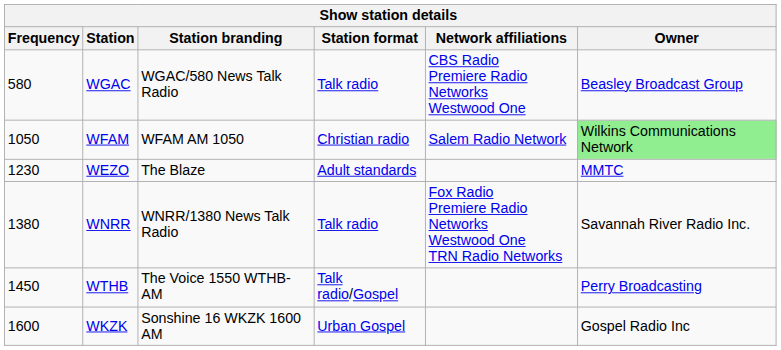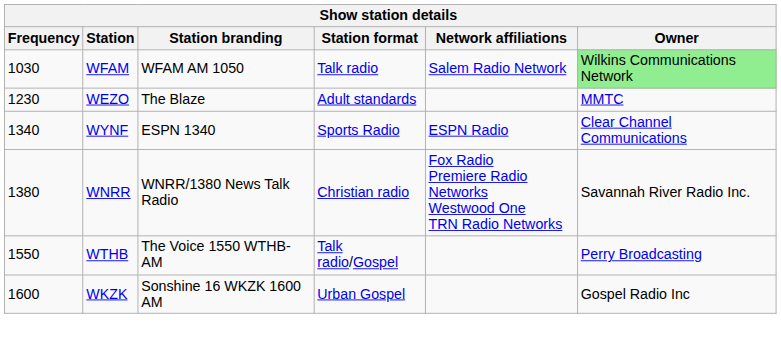- row: (108, 84)
(24, 139) 1050 -> (24, 68) 1030
(363, 139) Christian radio -> (348, 68) Talk radio
+ row: (107, 130)
(348, 224) Talk radio -> (363, 192) Christian radio
(24, 287) 1450 -> (24, 255) 1550
